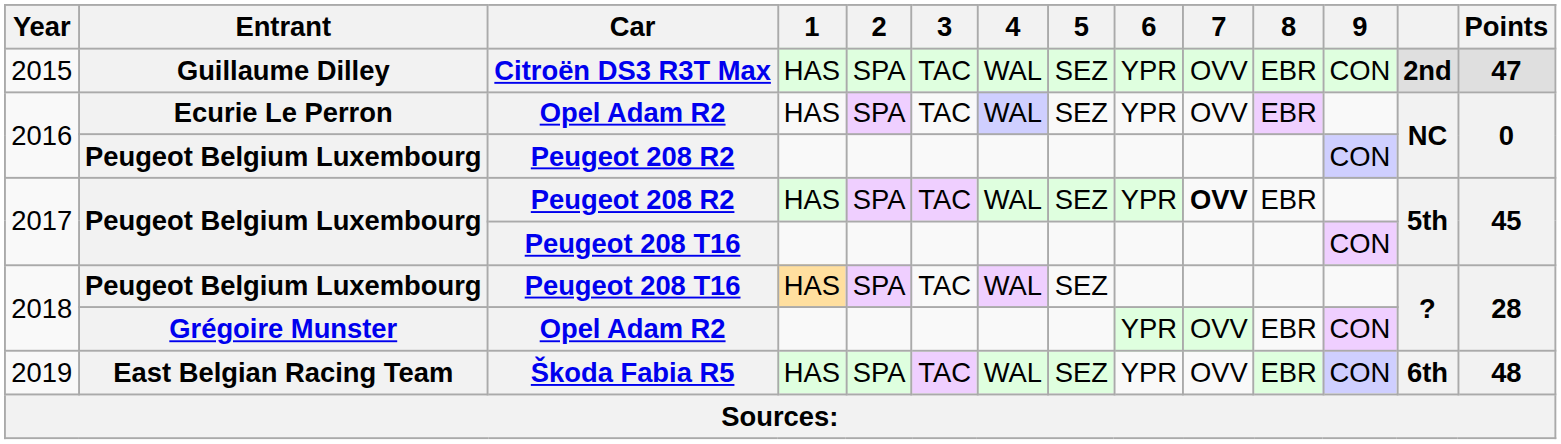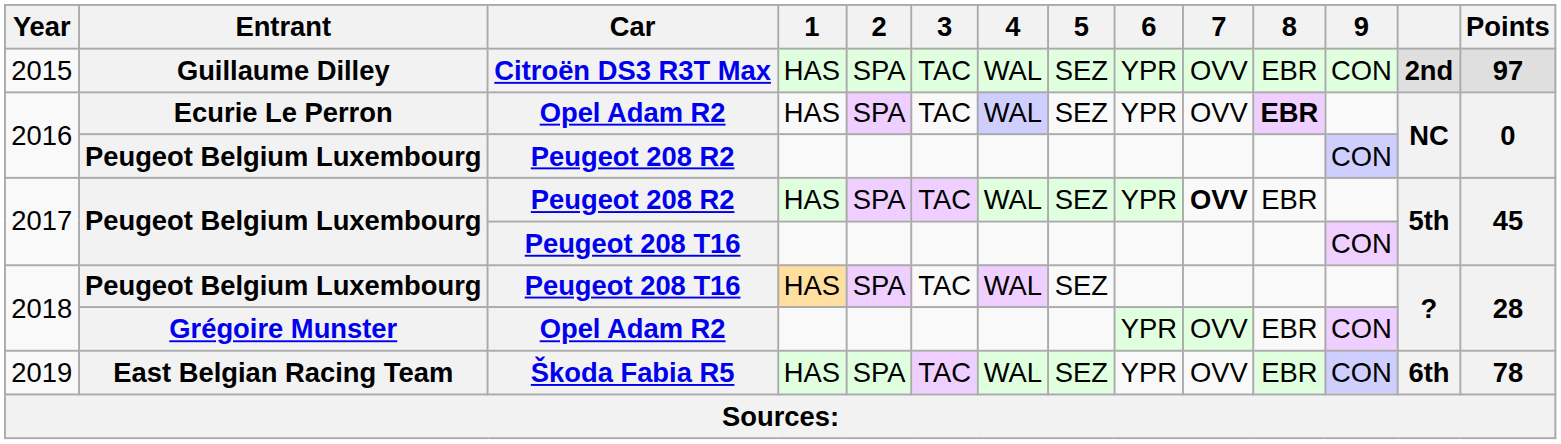(1506, 70) 47 -> (1508, 70) 97
(1289, 113) normal -> (1289, 113) bold
(1506, 373) 48 -> (1508, 373) 78
